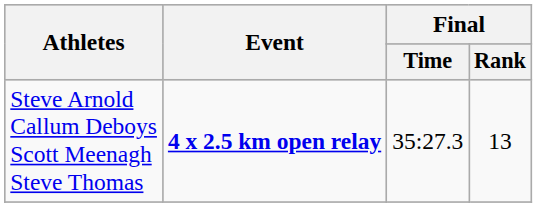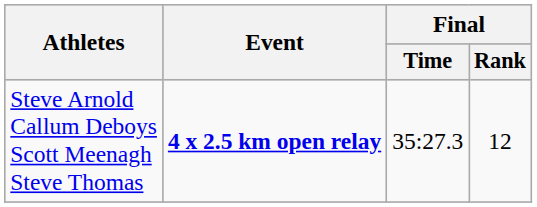(500, 141) 13 -> (500, 141) 12
